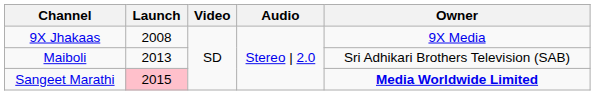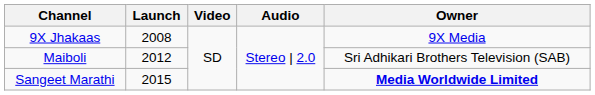(157, 58) 2013 -> (157, 58) 2012
(157, 80) pink background -> (157, 80) no background
